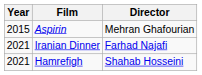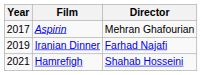(18, 29) 2015 -> (18, 29) 2017
(18, 45) 2021 -> (18, 45) 2019
